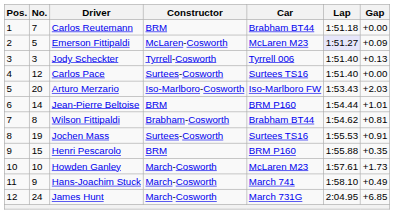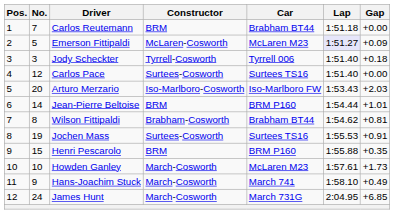(375, 58) +0.13 -> (375, 58) +0.18
